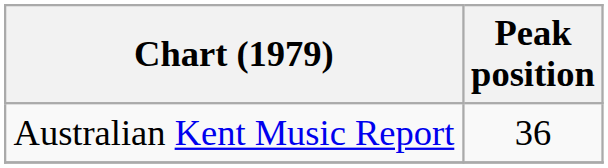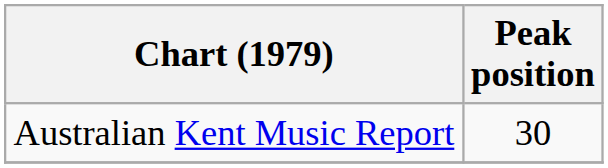(533, 132) 36 -> (533, 132) 30
